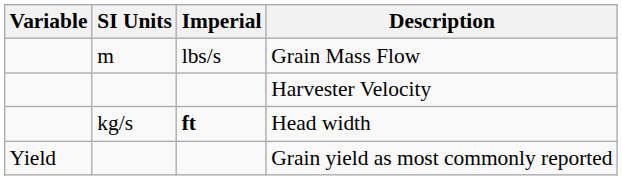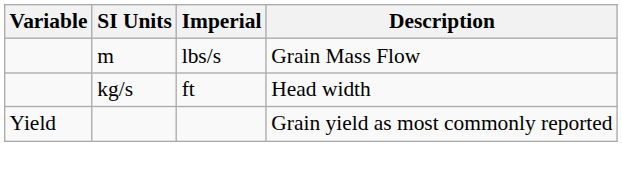- row: (351, 89)
(189, 123) bold -> (188, 89) normal
